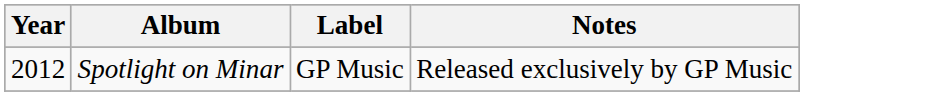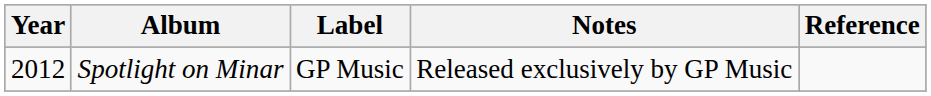+ column: (862, 25)
